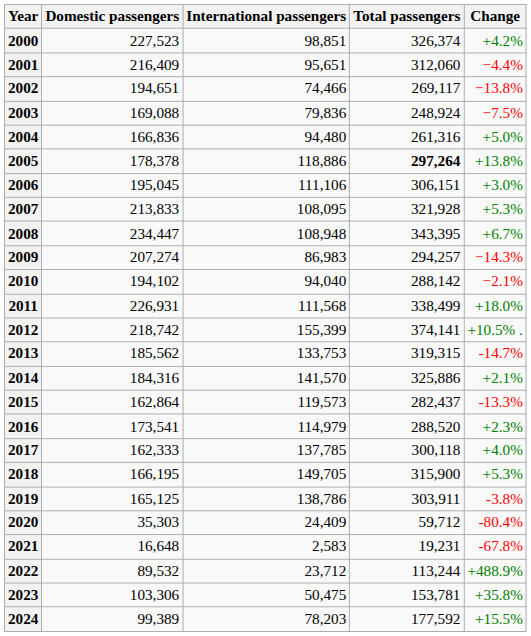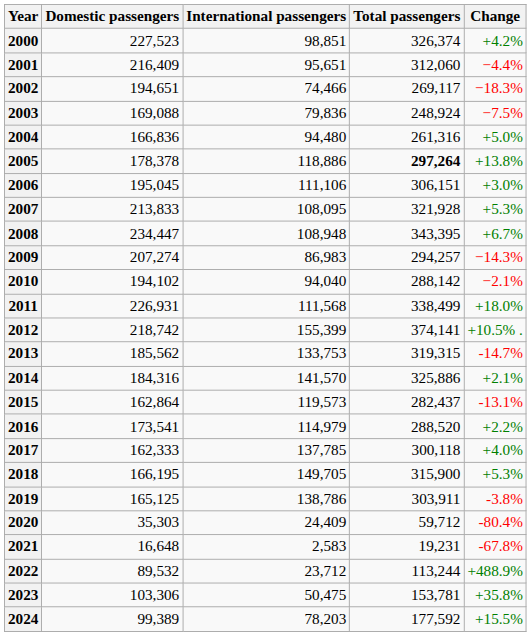(499, 88) −13.8% -> (499, 88) −18.3%
(501, 402) -13.3% -> (501, 402) -13.1%
(503, 426) +2.3% -> (503, 426) +2.2%
